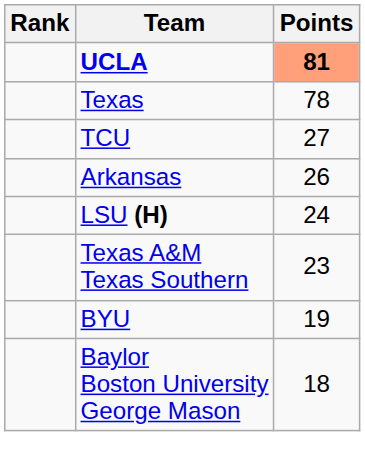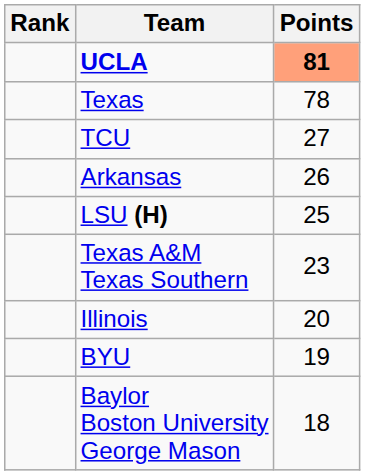(317, 215) 24 -> (317, 215) 25
+ row: (114, 319)
